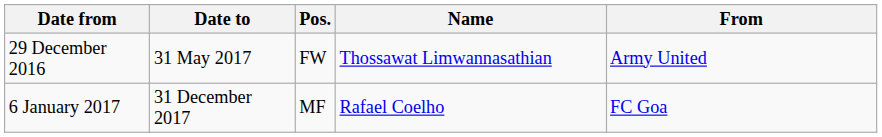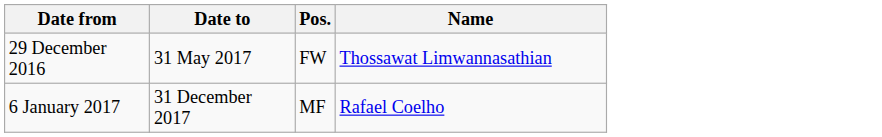- column: (741, 18)
